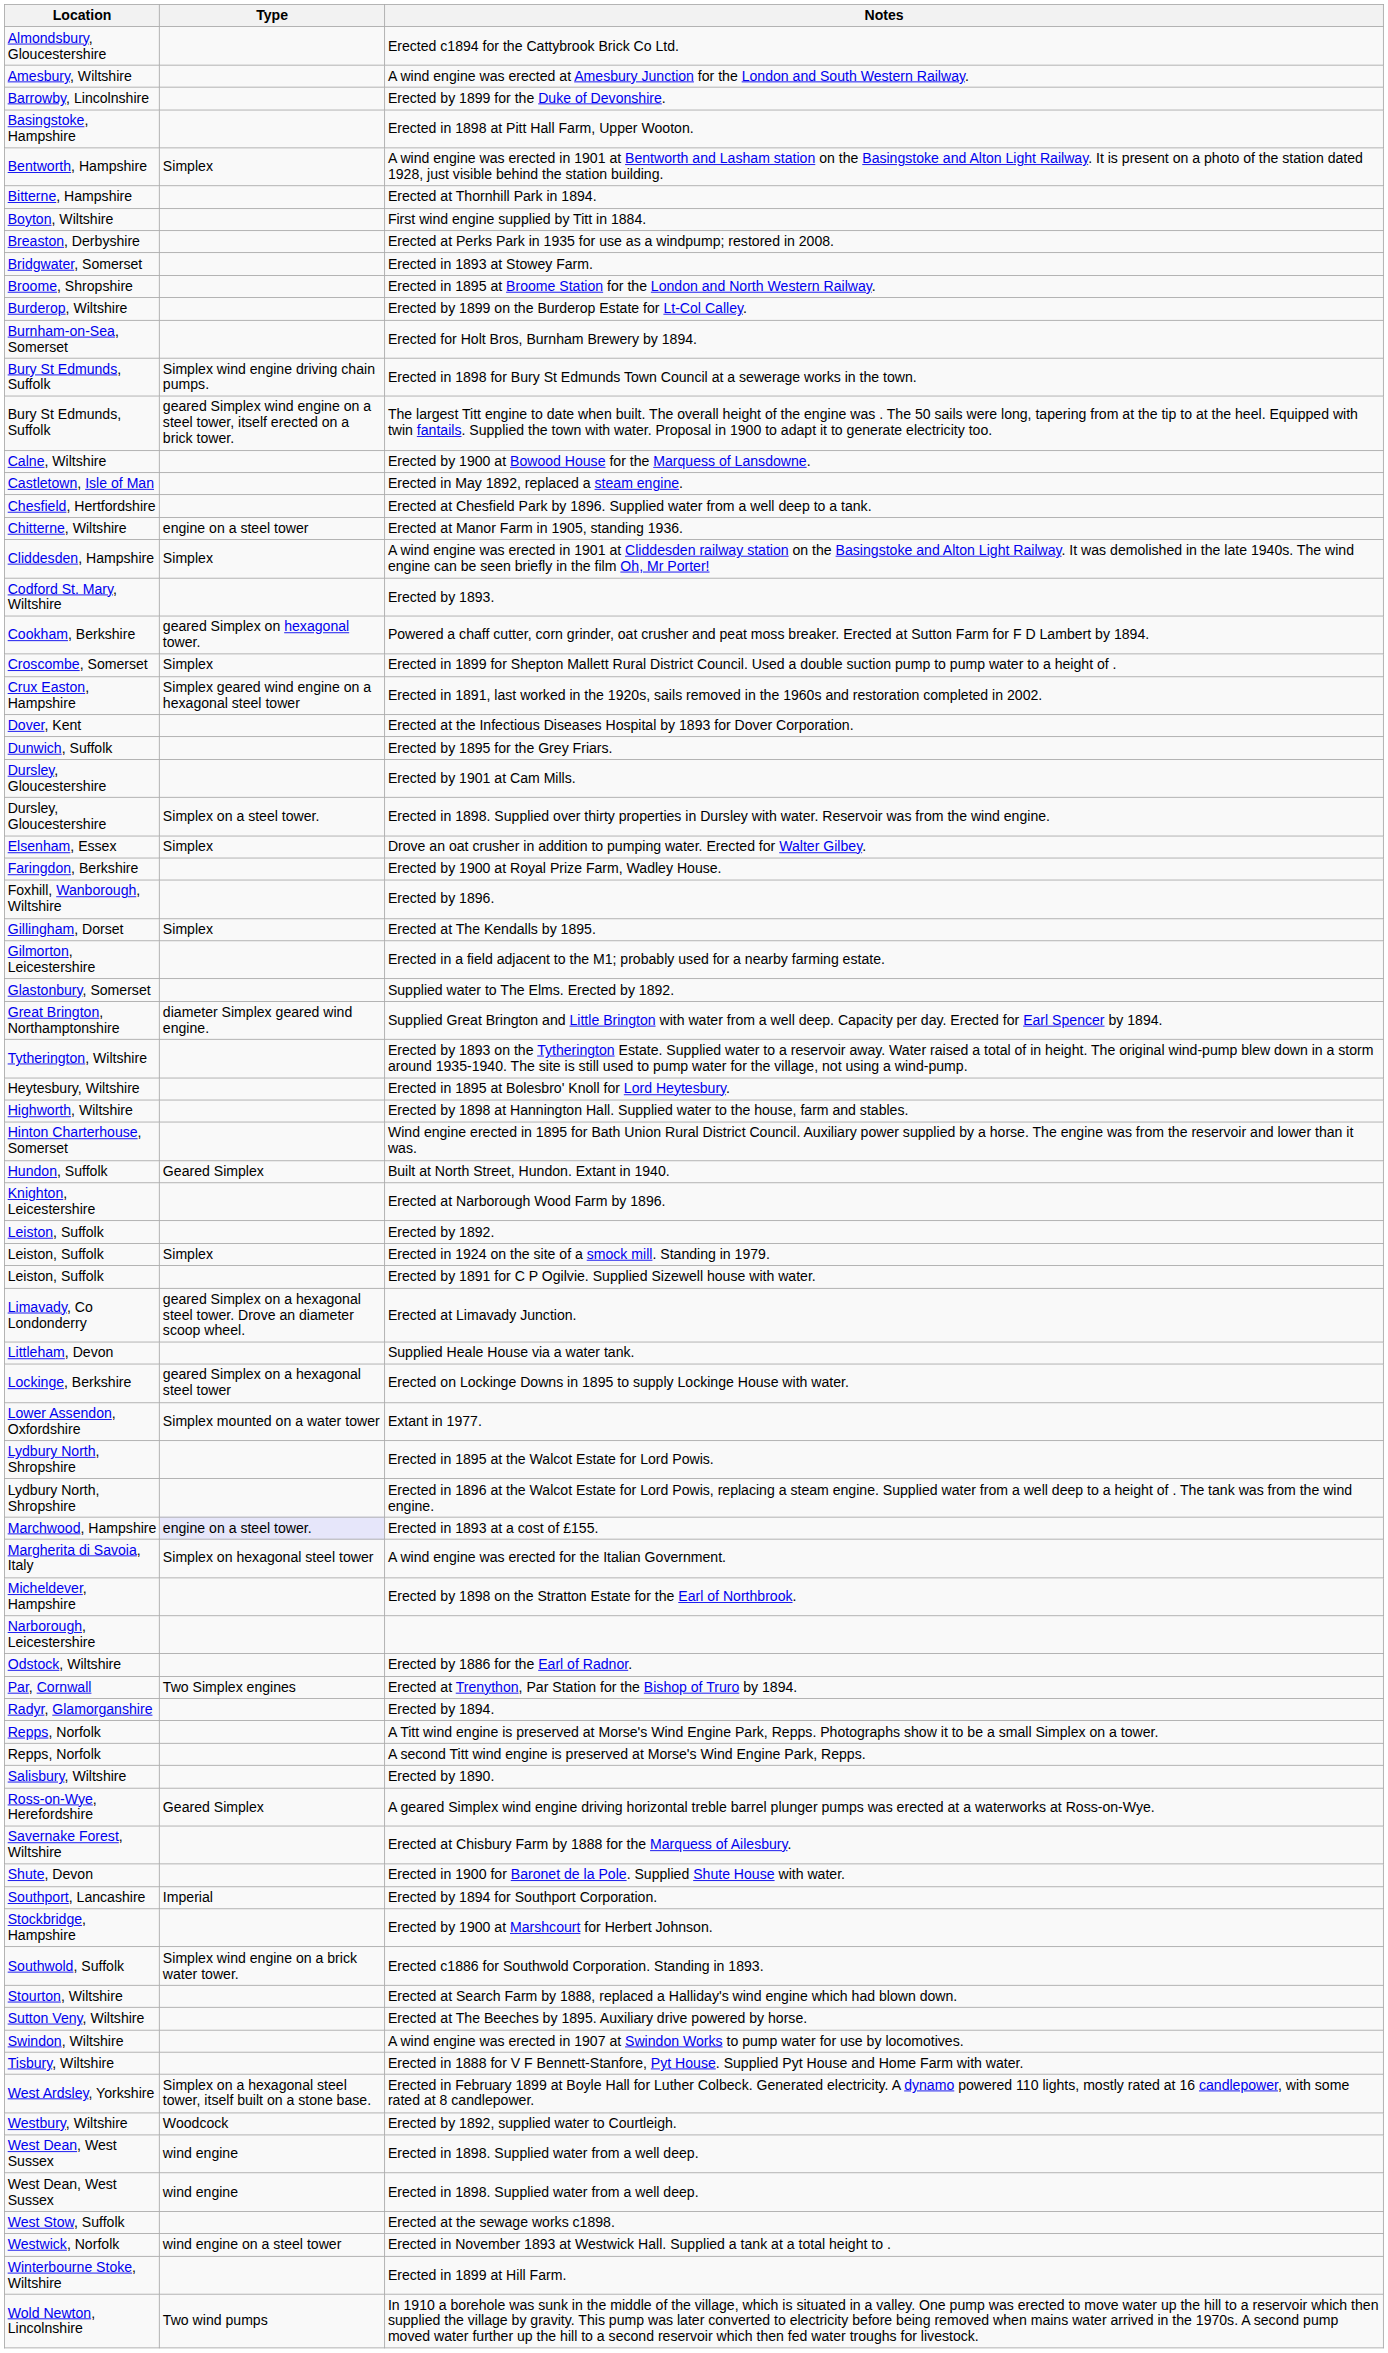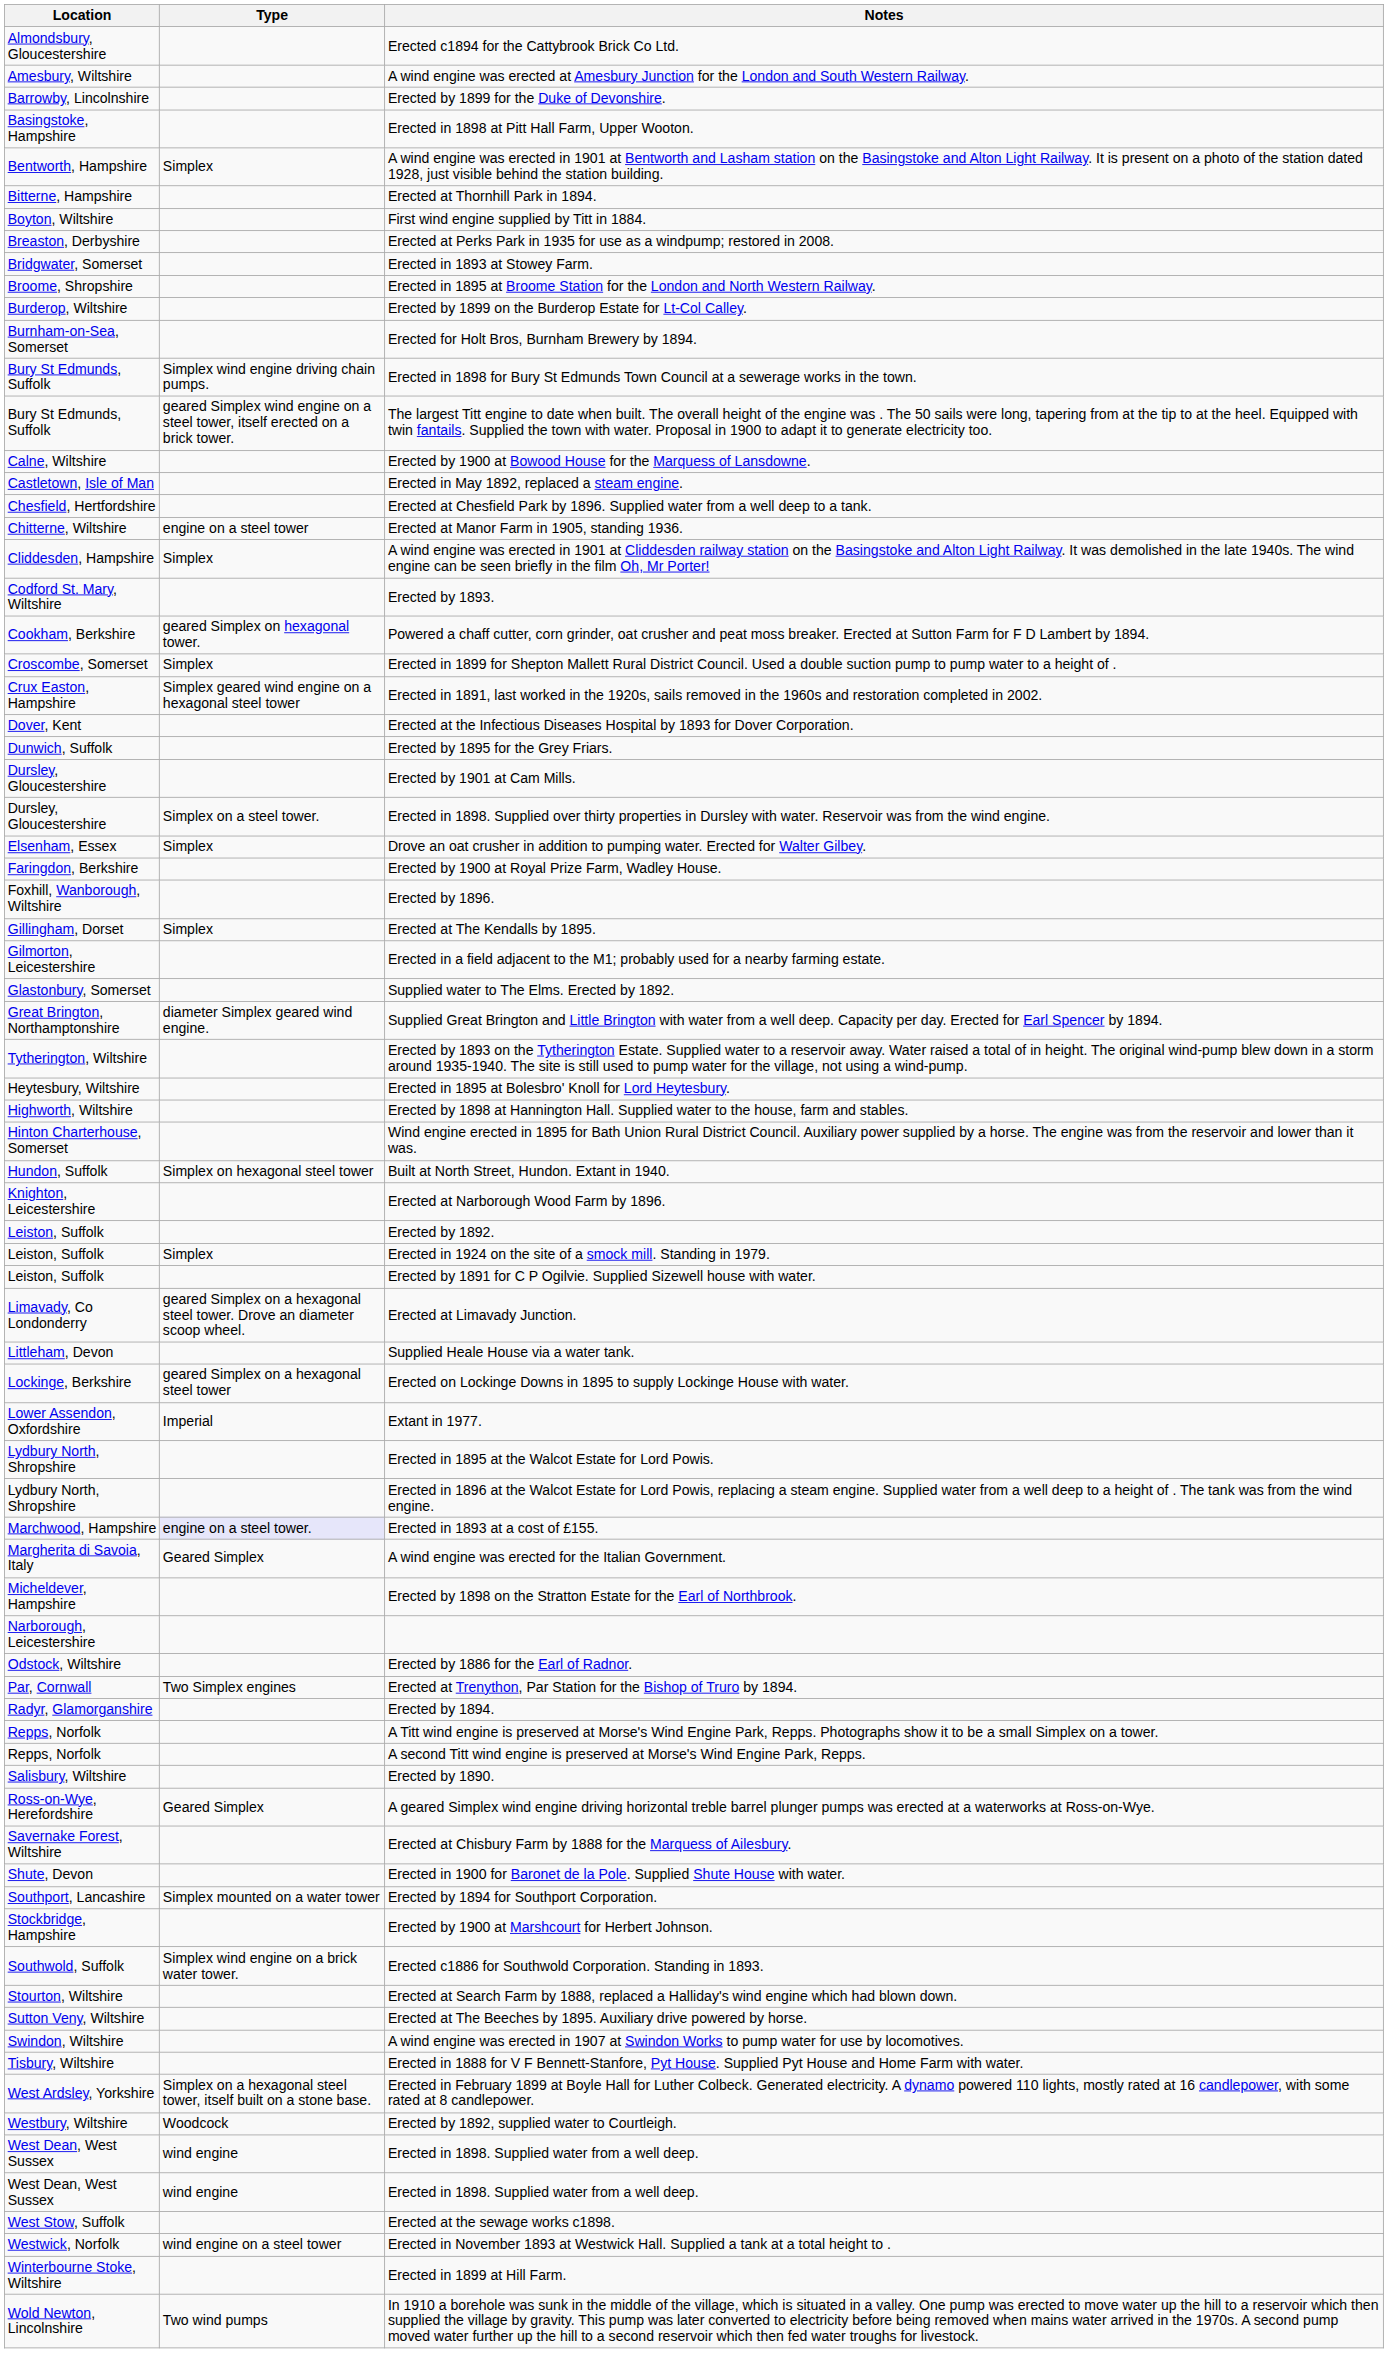(213, 1171) Geared Simplex -> (268, 1171) Simplex on hexagonal steel tower
(271, 1421) Simplex mounted on a water tower -> (188, 1421) Imperial
(268, 1558) Simplex on hexagonal steel tower -> (213, 1558) Geared Simplex
(188, 1897) Imperial -> (271, 1897) Simplex mounted on a water tower
